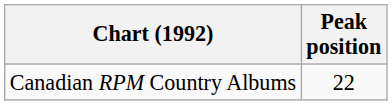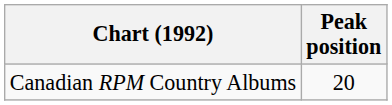(344, 81) 22 -> (344, 81) 20
